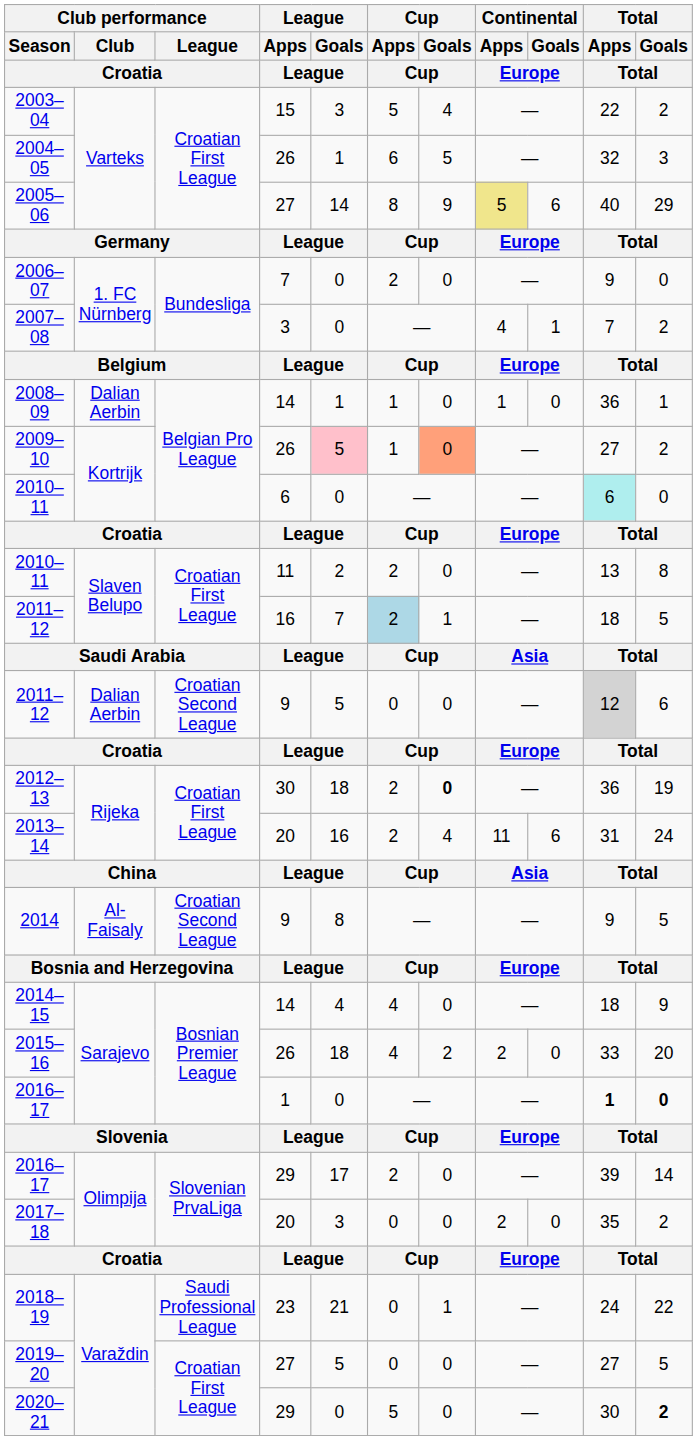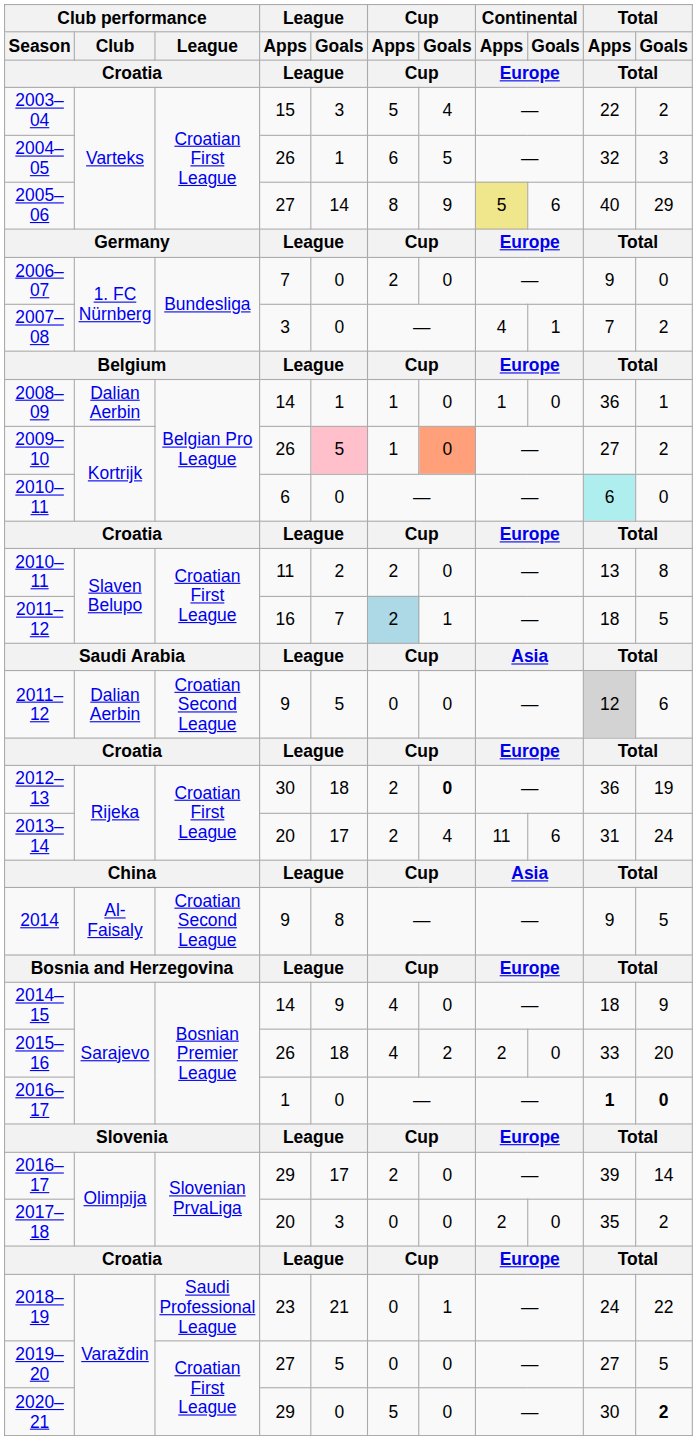(339, 836) 16 -> (339, 836) 17
(339, 1005) 4 -> (339, 1005) 9
